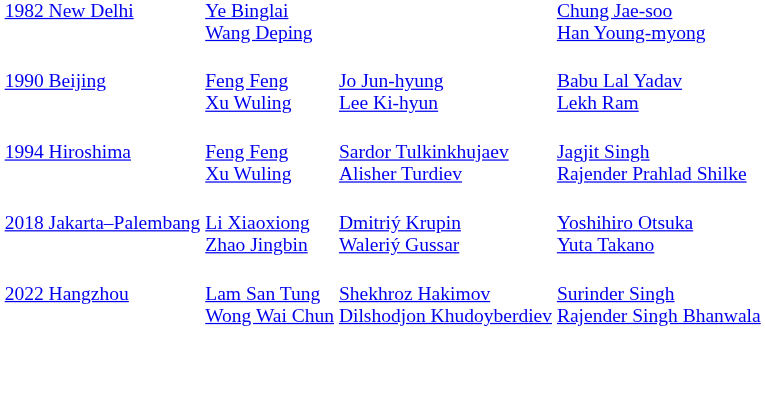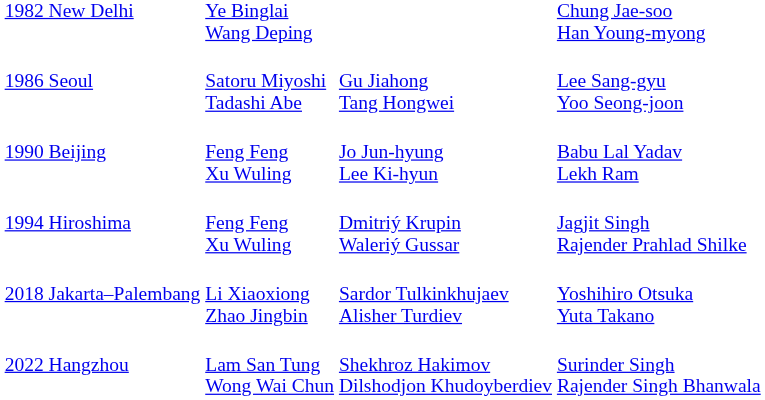+ row: (49, 81)
(424, 162) Sardor Tulkinkhujaev Alisher Turdiev -> (400, 233) Dmitriý Krupin Waleriý Gussar
(400, 233) Dmitriý Krupin Waleriý Gussar -> (424, 304) Sardor Tulkinkhujaev Alisher Turdiev
